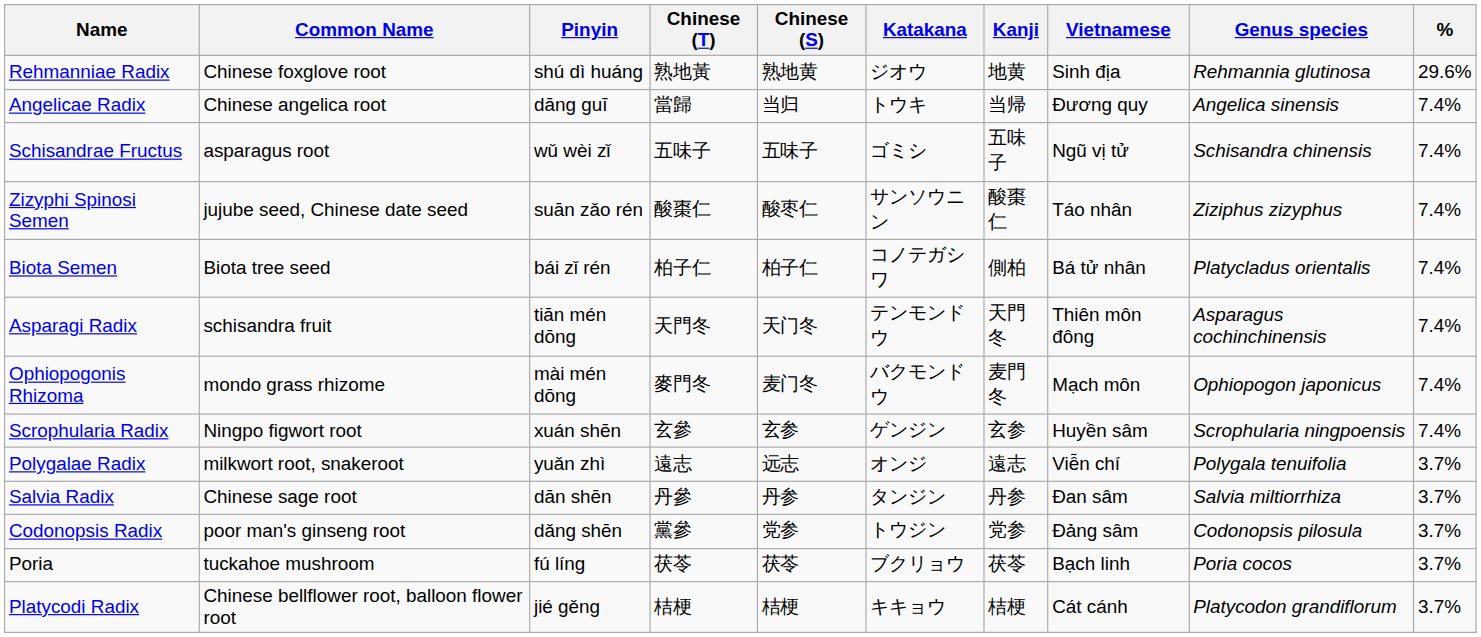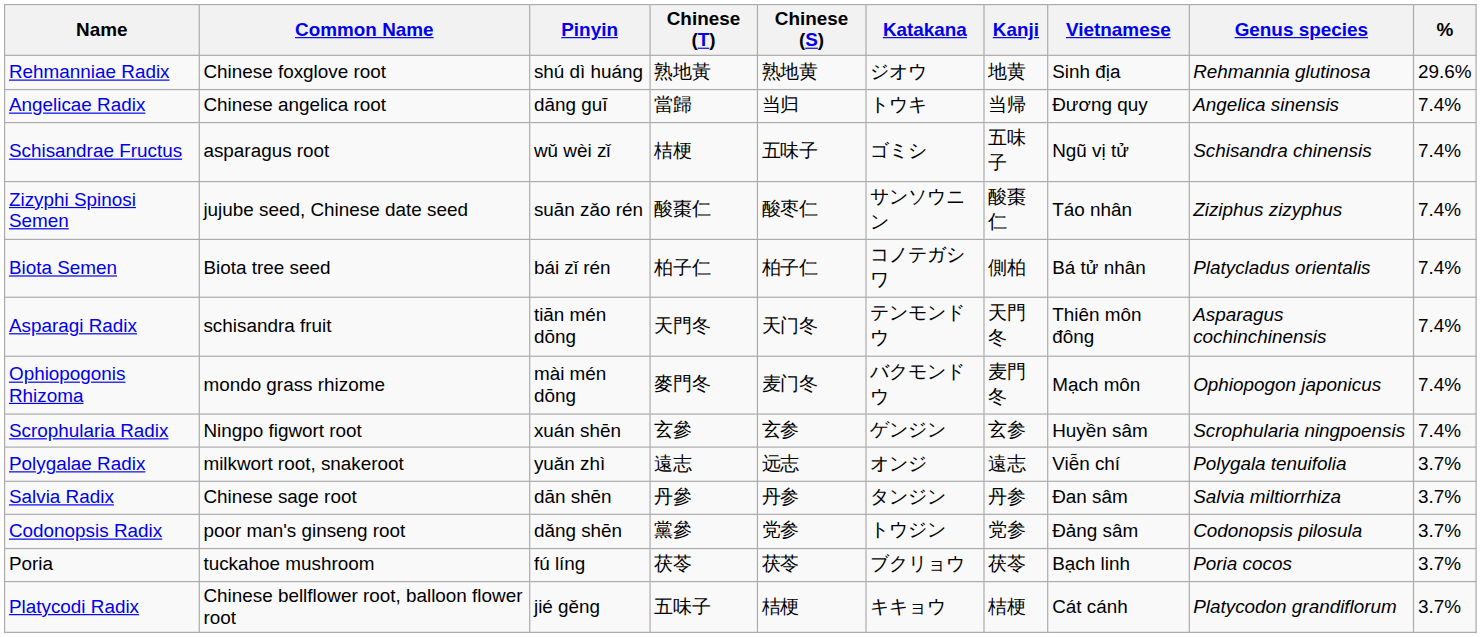(682, 151) 五味子 -> (673, 151) 桔梗
(673, 606) 桔梗 -> (682, 606) 五味子
